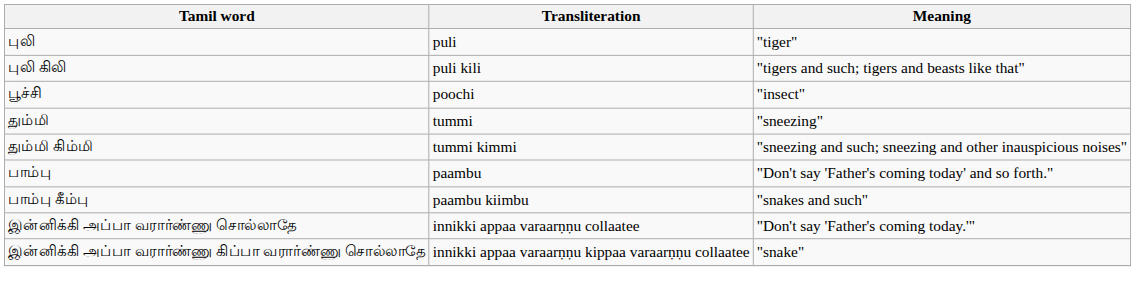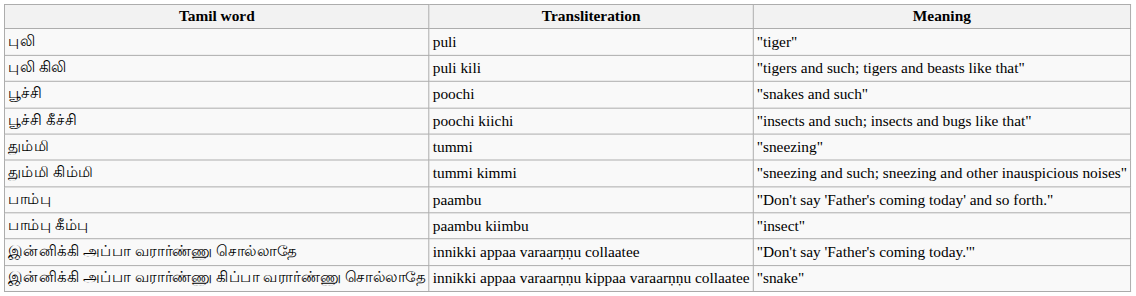(781, 94) "insect" -> (812, 94) "snakes and such"
+ row: (43, 119)
(812, 199) "snakes and such" -> (781, 225) "insect"
